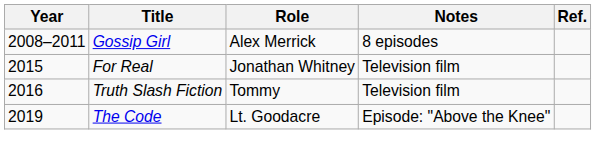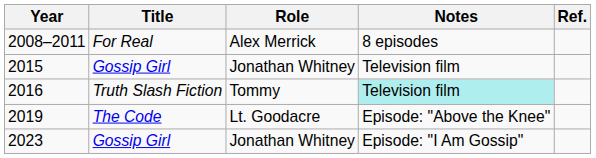(131, 41) Gossip Girl -> (123, 41) For Real
(123, 66) For Real -> (131, 66) Gossip Girl
(411, 91) no background -> (411, 91) paleturquoise background
+ row: (26, 141)
